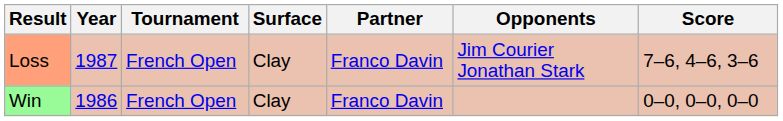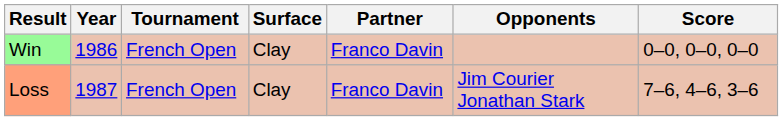rows swapped: (25, 100) <-> (29, 60)
